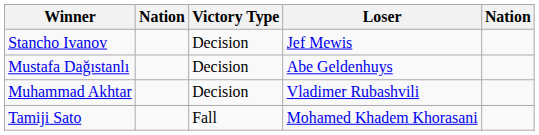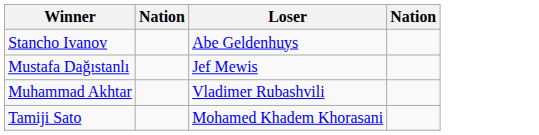- column: (236, 17)
(319, 42) Jef Mewis -> (245, 42) Abe Geldenhuys
(340, 67) Abe Geldenhuys -> (225, 67) Jef Mewis
